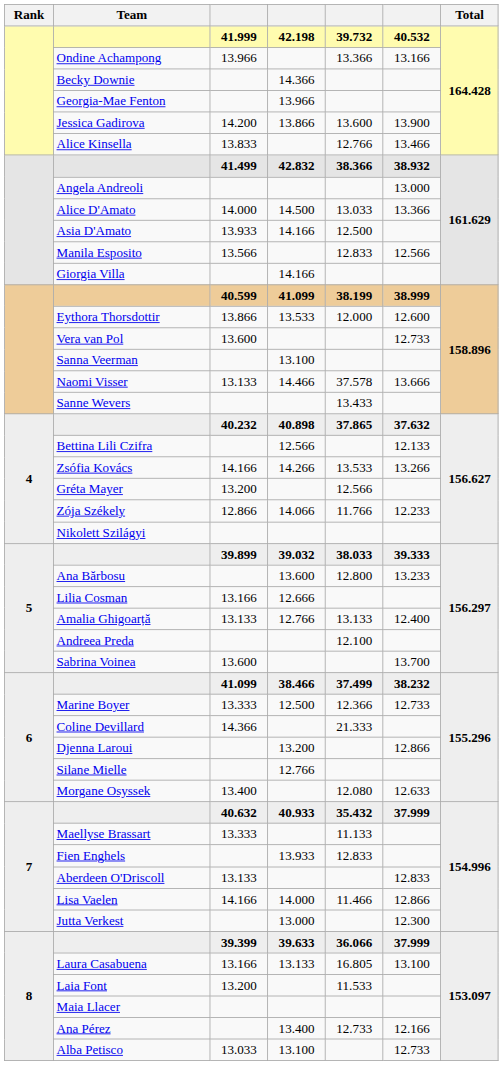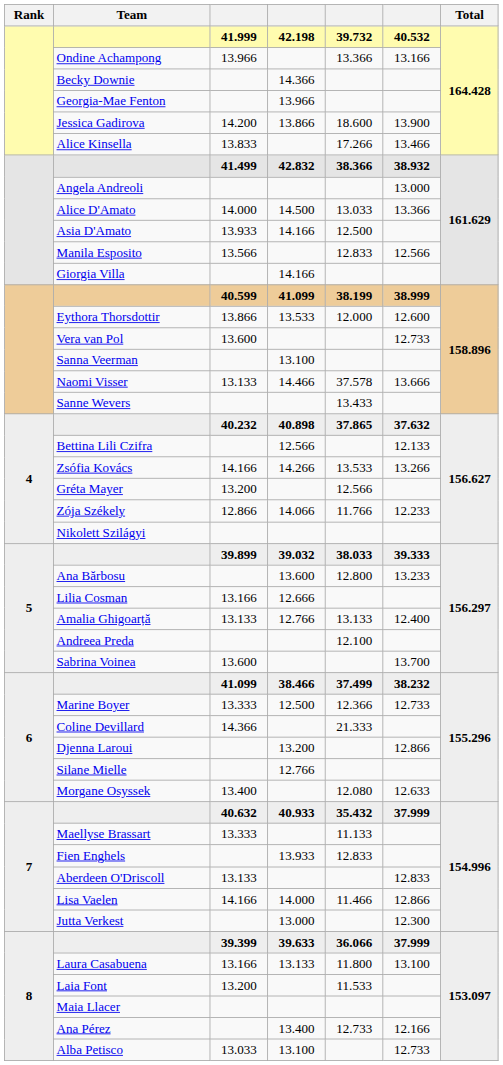(354, 123) 13.600 -> (354, 123) 18.600
(354, 144) 12.766 -> (354, 144) 17.266
(354, 963) 16.805 -> (354, 963) 11.800
